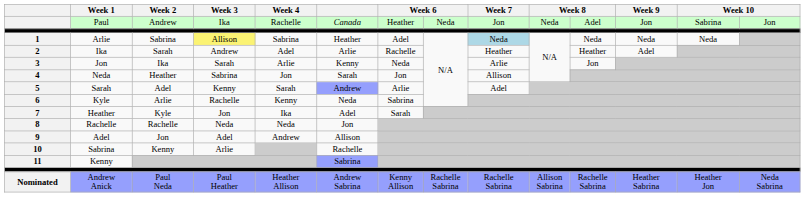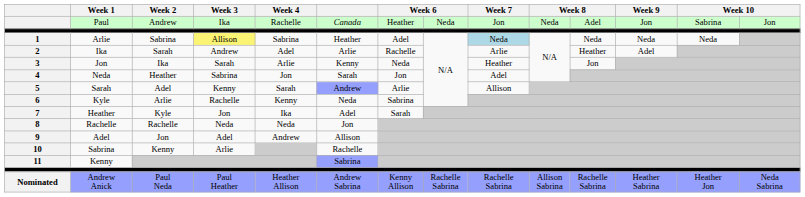(499, 51) Heather -> (499, 51) Arlie
(499, 63) Arlie -> (499, 63) Heather
(499, 75) Allison -> (499, 75) Adel
(499, 88) Adel -> (499, 88) Allison
